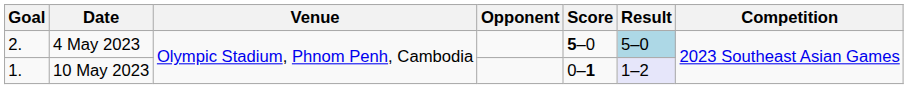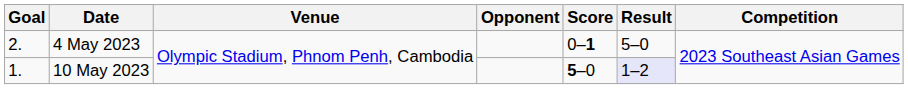(581, 44) 5–0 -> (581, 44) 0–1
(635, 44) lightblue background -> (635, 44) no background
(581, 70) 0–1 -> (581, 70) 5–0
